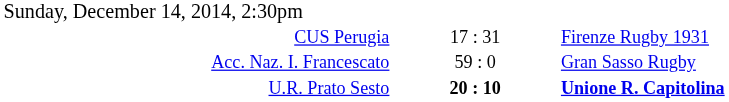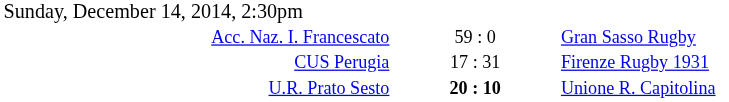rows swapped: (342, 37) <-> (300, 62)
(643, 87) bold -> (638, 87) normal
